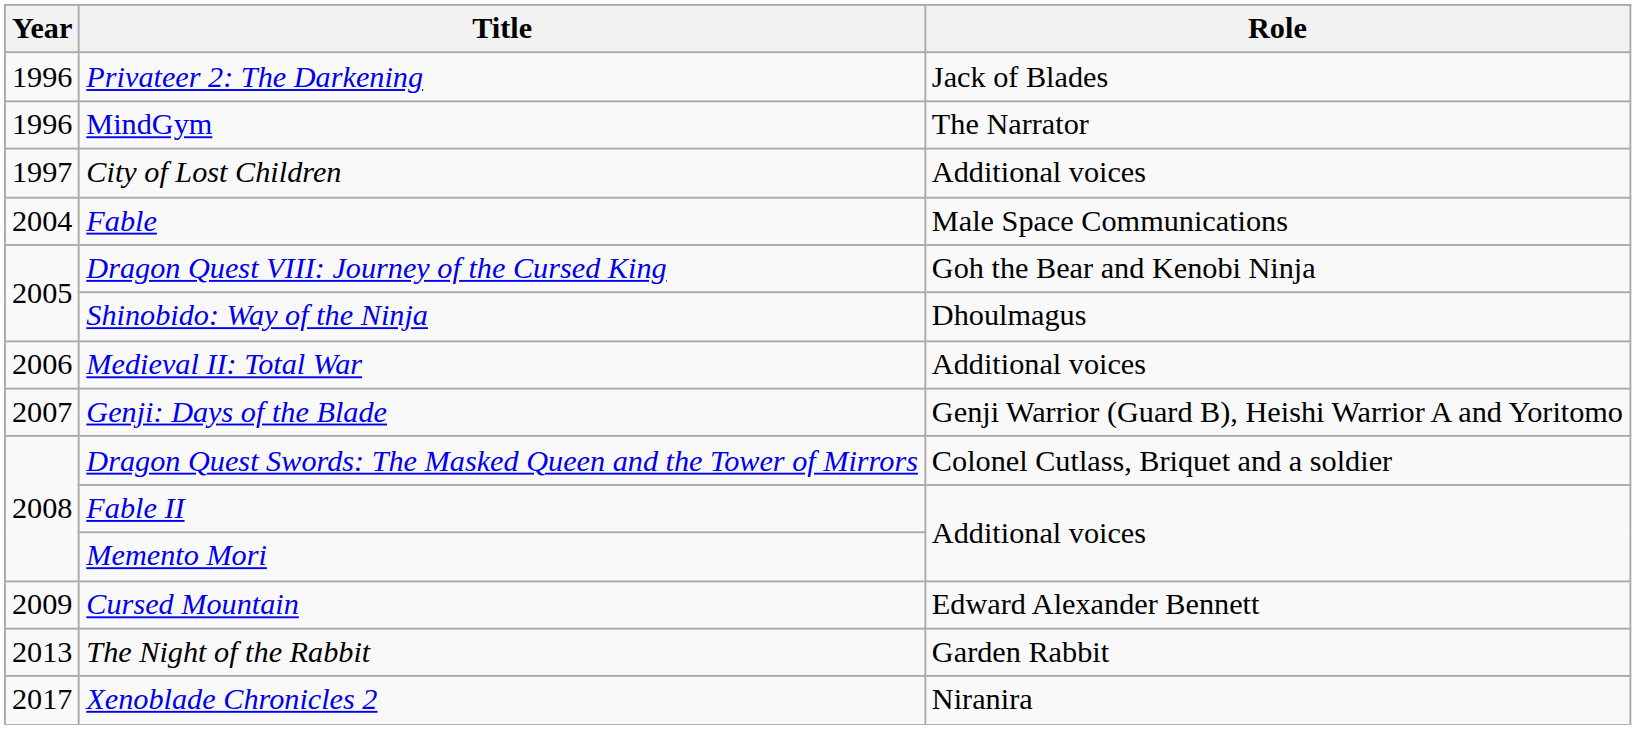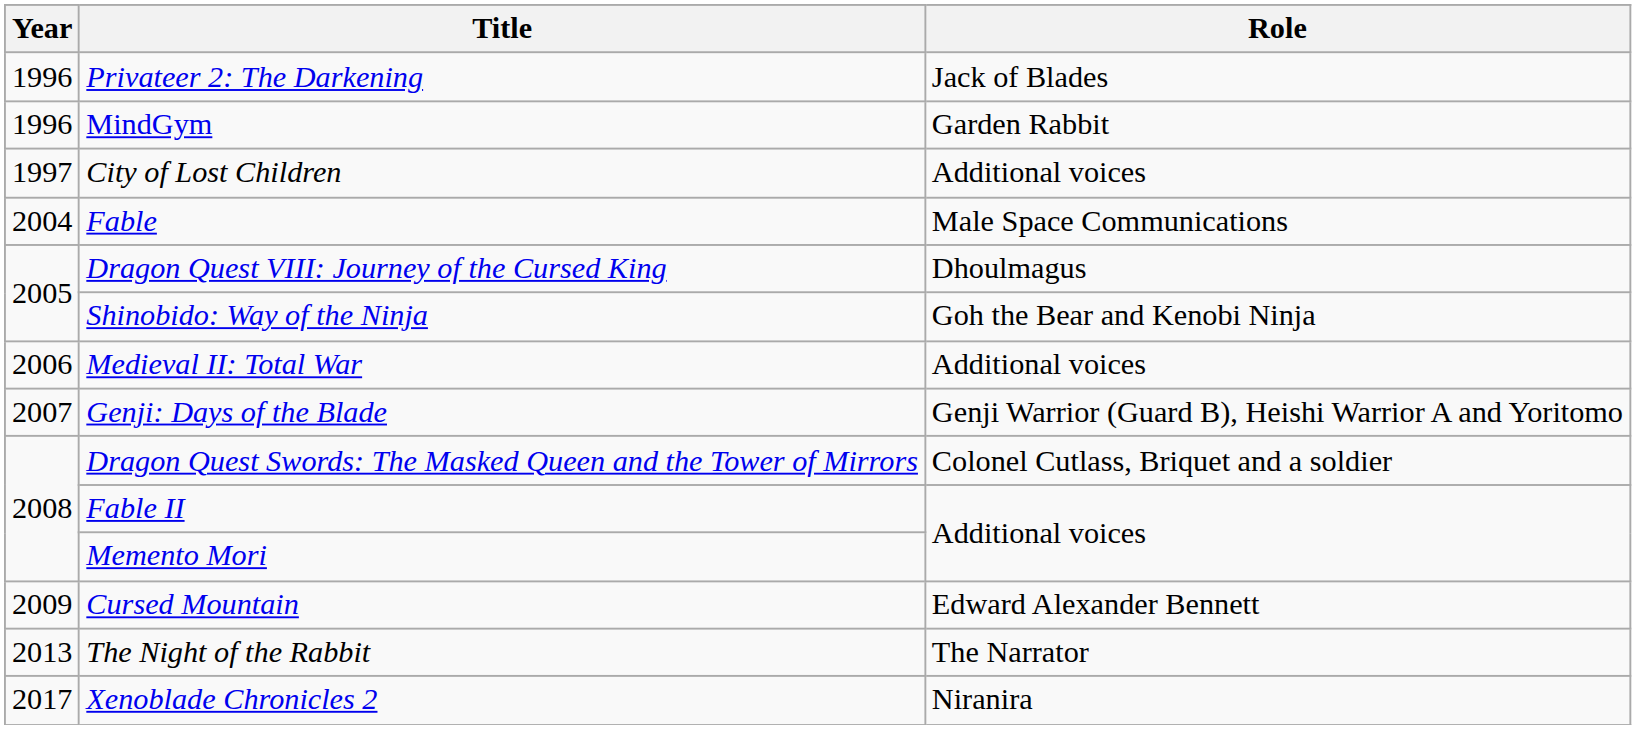(1010, 124) The Narrator -> (1020, 124) Garden Rabbit
(1124, 268) Goh the Bear and Kenobi Ninja -> (1009, 268) Dhoulmagus
(1009, 316) Dhoulmagus -> (1124, 316) Goh the Bear and Kenobi Ninja
(1020, 651) Garden Rabbit -> (1010, 651) The Narrator
